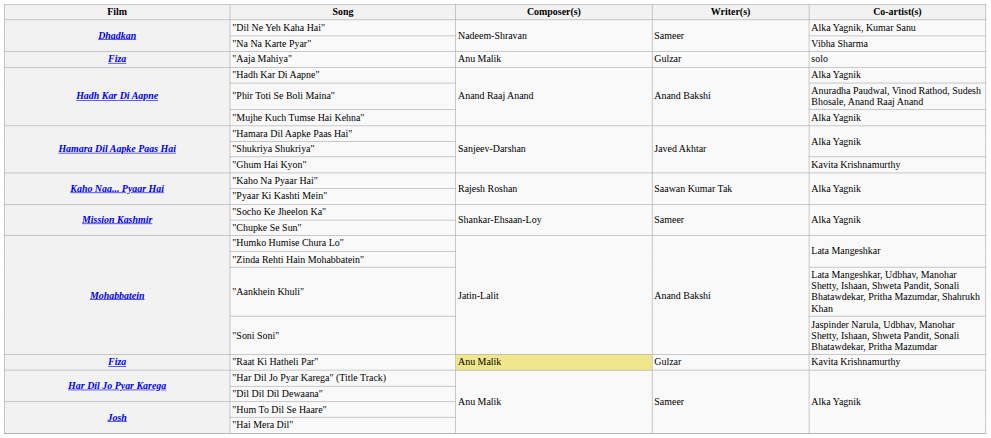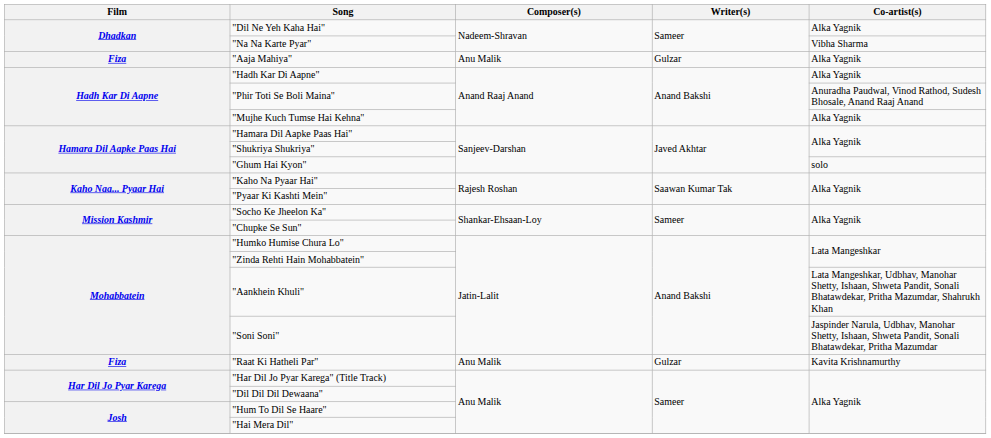(864, 28) Alka Yagnik, Kumar Sanu -> (836, 28) Alka Yagnik
(820, 59) solo -> (836, 59) Alka Yagnik
(856, 165) Kavita Krishnamurthy -> (820, 165) solo
(480, 362) khaki background -> (480, 362) no background
